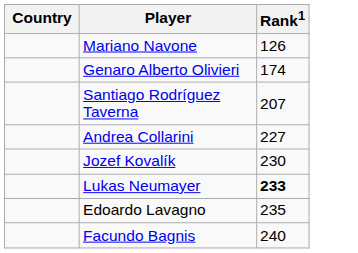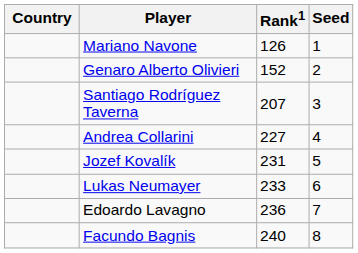+ column: (331, 18)
(273, 70) 174 -> (273, 70) 152
(273, 161) 230 -> (273, 161) 231
(273, 186) bold -> (273, 186) normal
(273, 210) 235 -> (273, 210) 236
